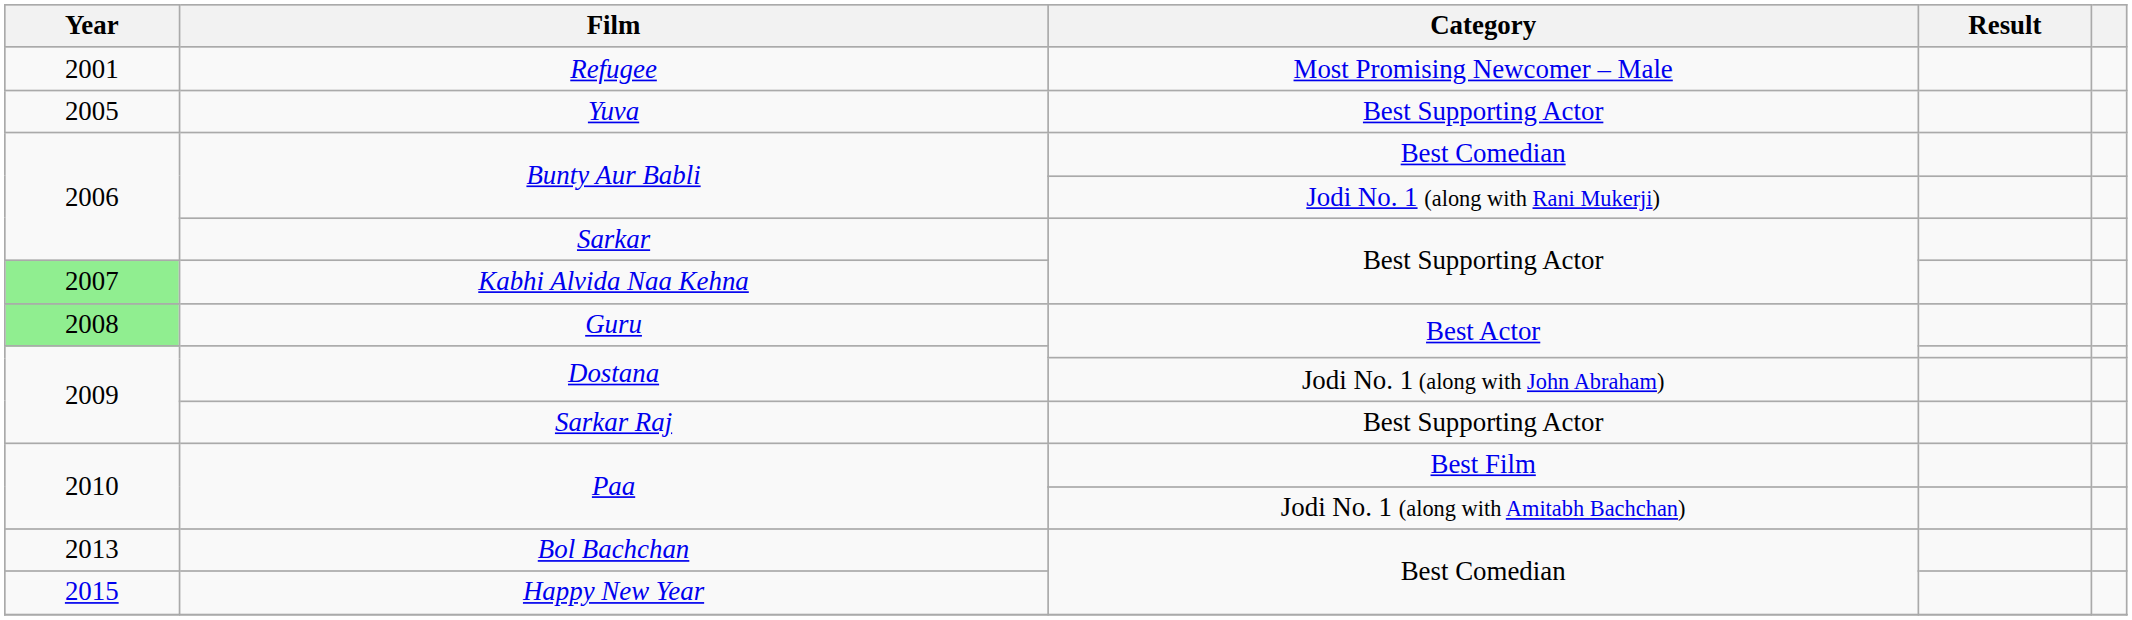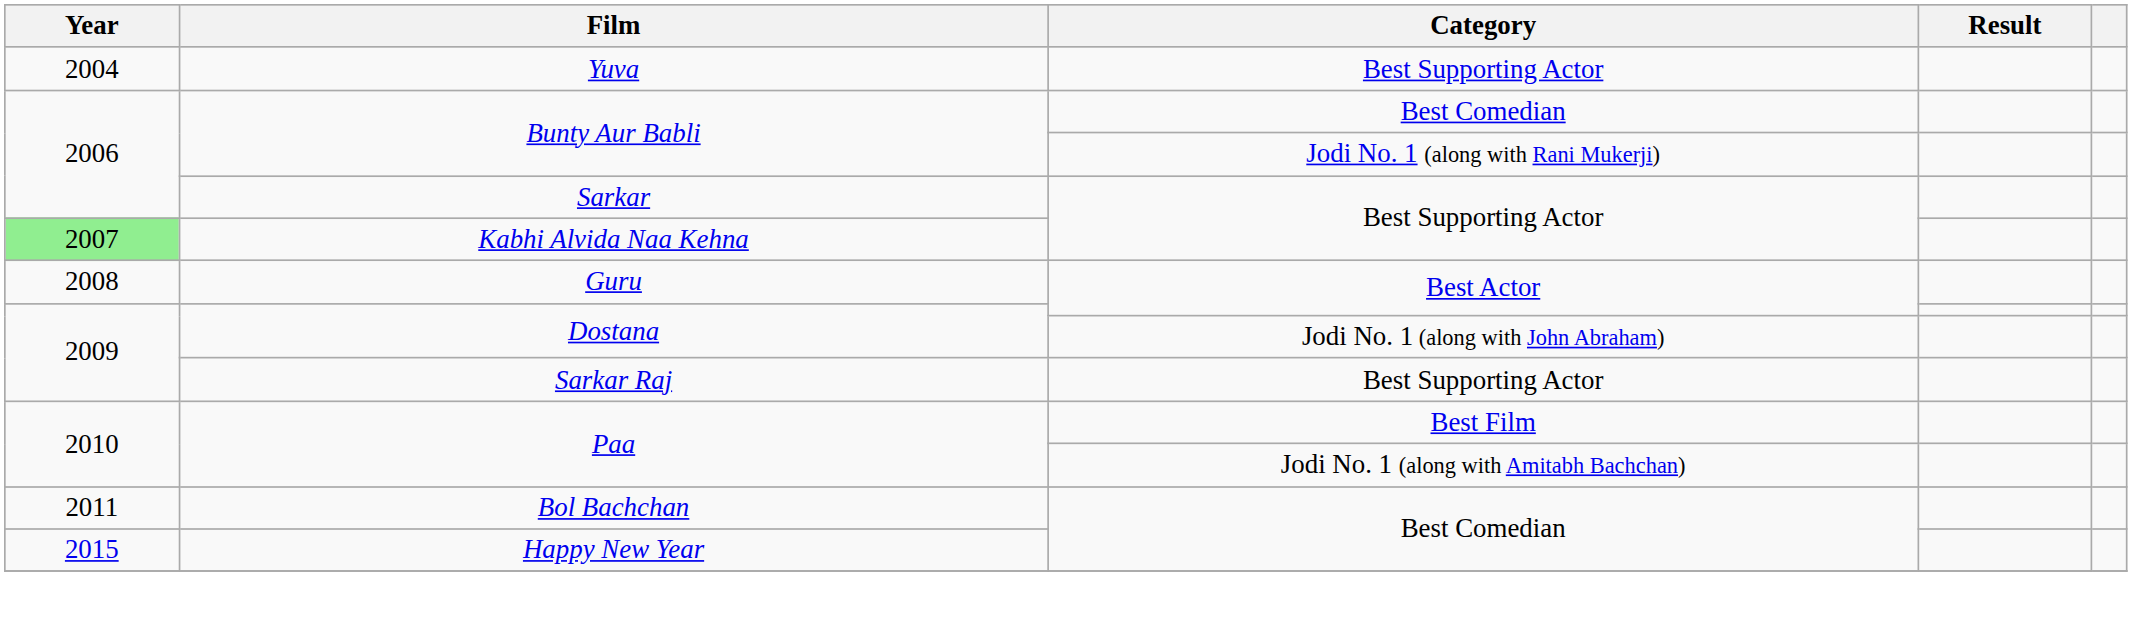- row: (614, 68)
(92, 111) 2005 -> (92, 68) 2004
(92, 324) lightgreen background -> (92, 281) no background
(92, 549) 2013 -> (92, 507) 2011
